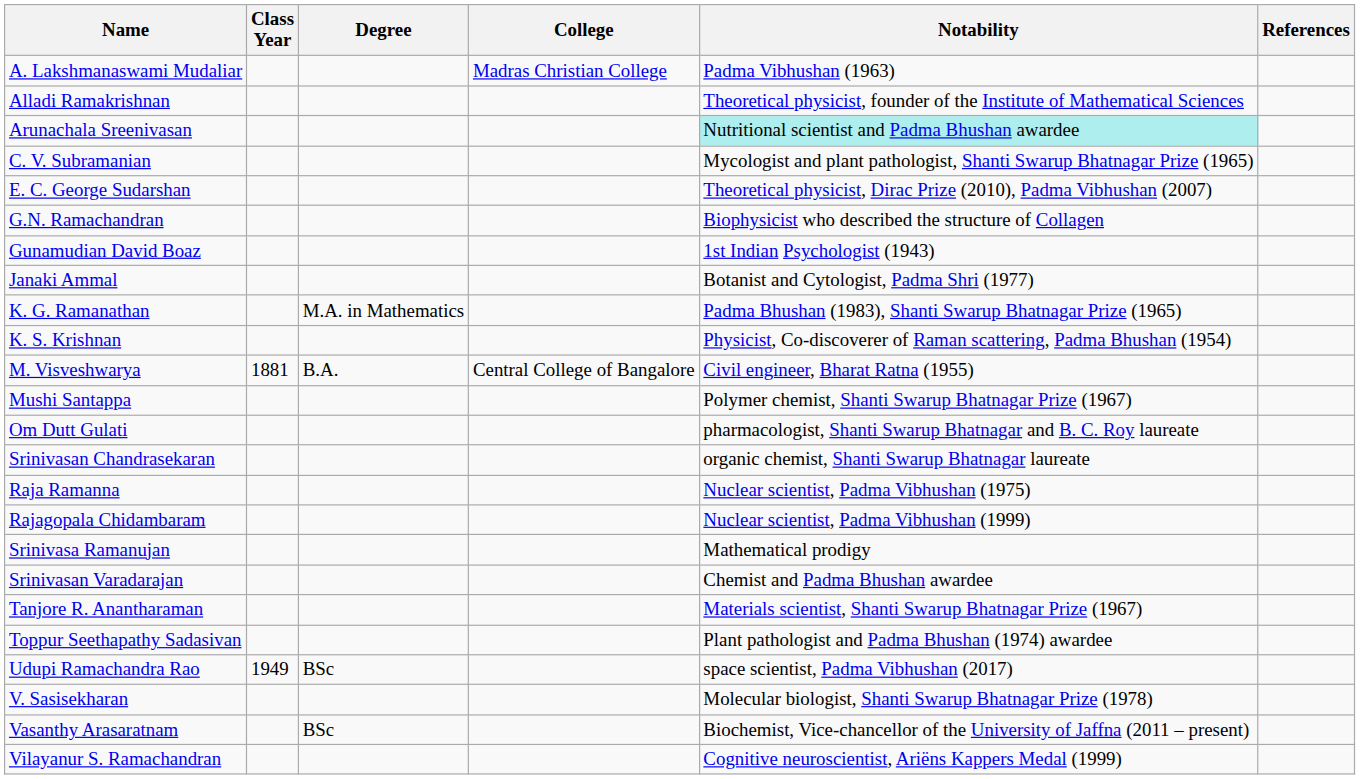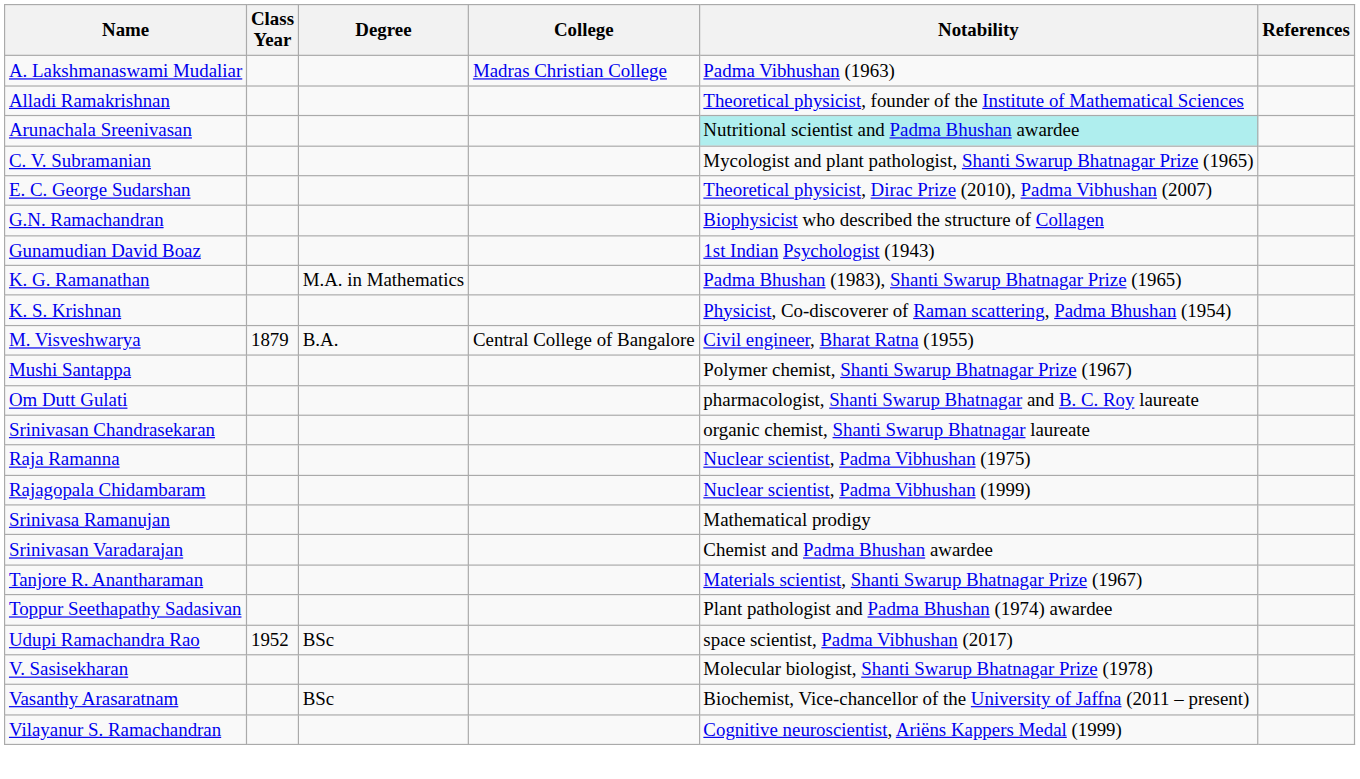- row: (63, 280)
(270, 370) 1881 -> (270, 340) 1879
(270, 669) 1949 -> (270, 639) 1952
